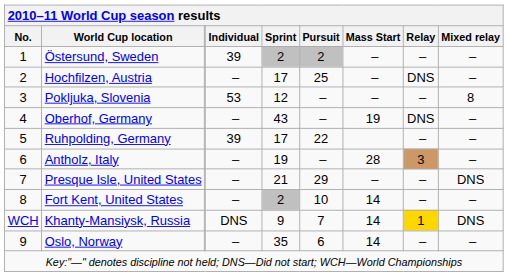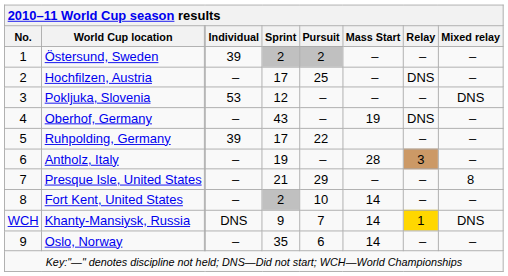(471, 98) 8 -> (471, 98) DNS
(471, 179) DNS -> (471, 179) 8
